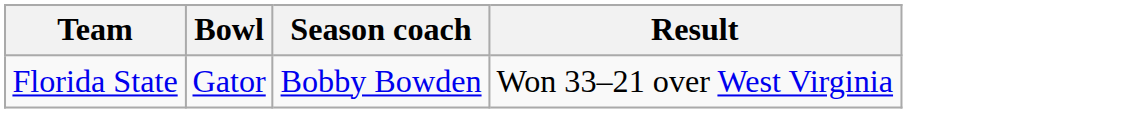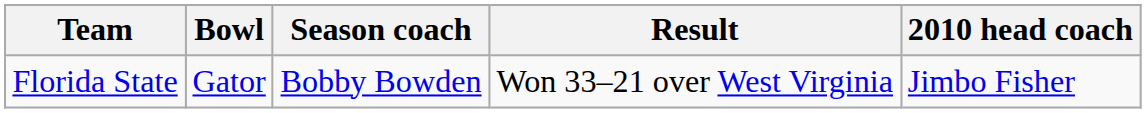+ column: (1020, 30)
